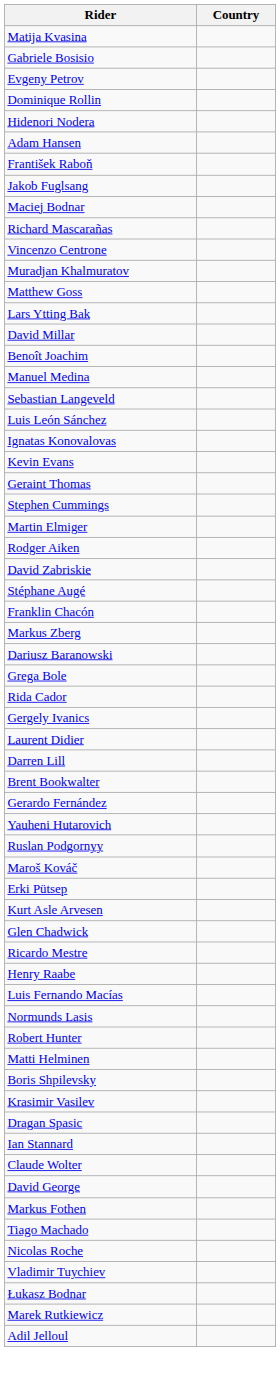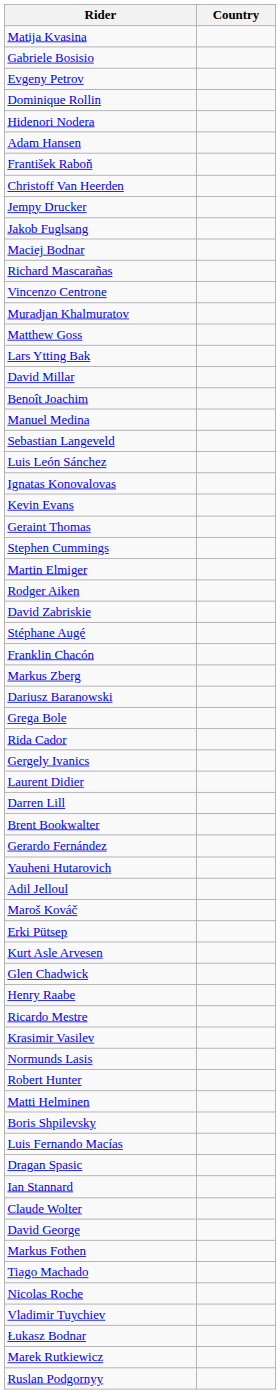+ row: (66, 185)
+ row: (47, 207)
rows swapped: (55, 846) <-> (38, 1336)
rows swapped: (47, 952) <-> (41, 973)
rows swapped: (65, 995) <-> (51, 1101)
